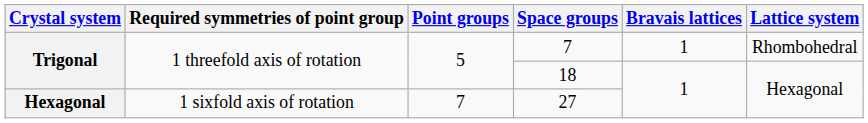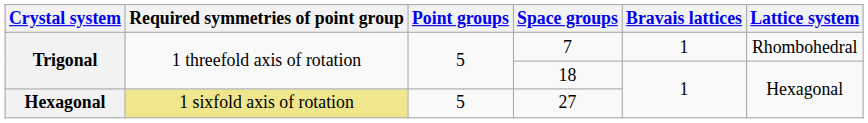(267, 103) no background -> (267, 103) khaki background
(460, 103) 7 -> (460, 103) 5
